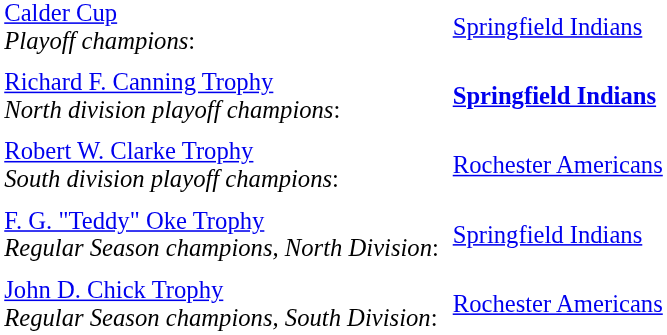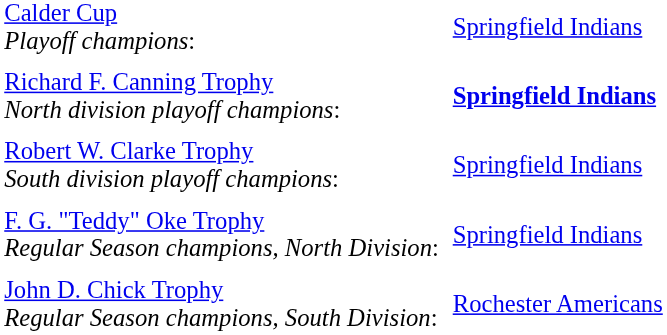(558, 165) Rochester Americans -> (547, 165) Springfield Indians
